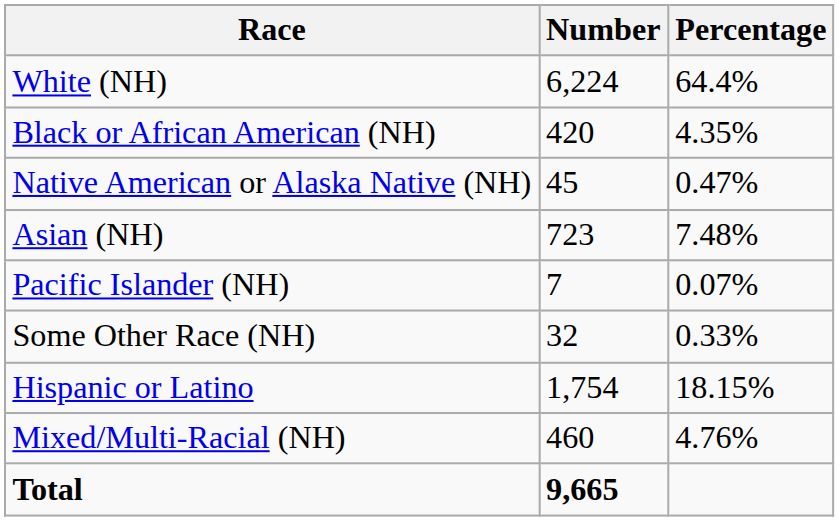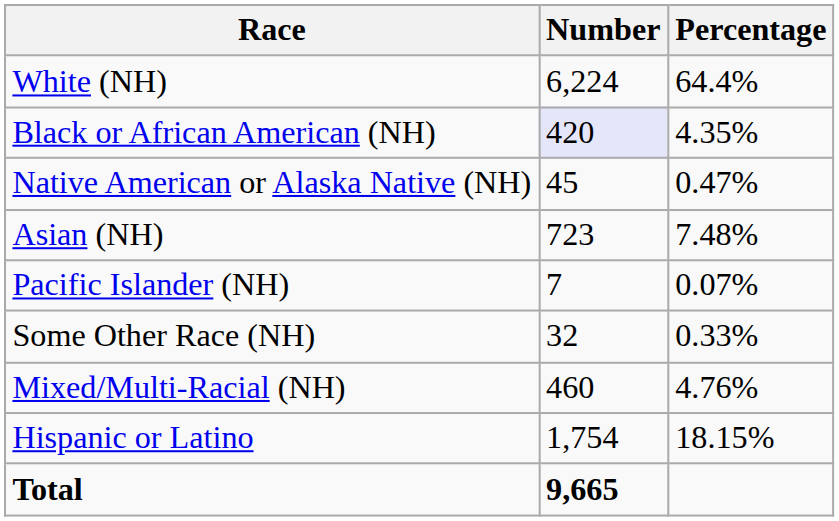(570, 132) no background -> (570, 132) lavender background
rows swapped: (179, 438) <-> (133, 387)
